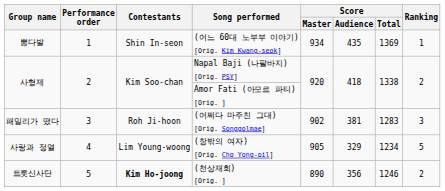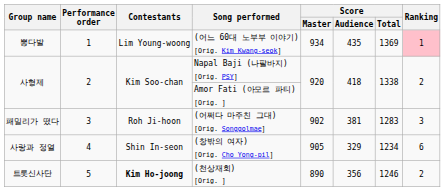(154, 43) Shin In-seon -> (154, 43) Lim Young-woong
(421, 43) no background -> (421, 43) pink background
(154, 148) Lim Young-woong -> (154, 148) Shin In-seon
(421, 148) 5 -> (421, 148) 6
